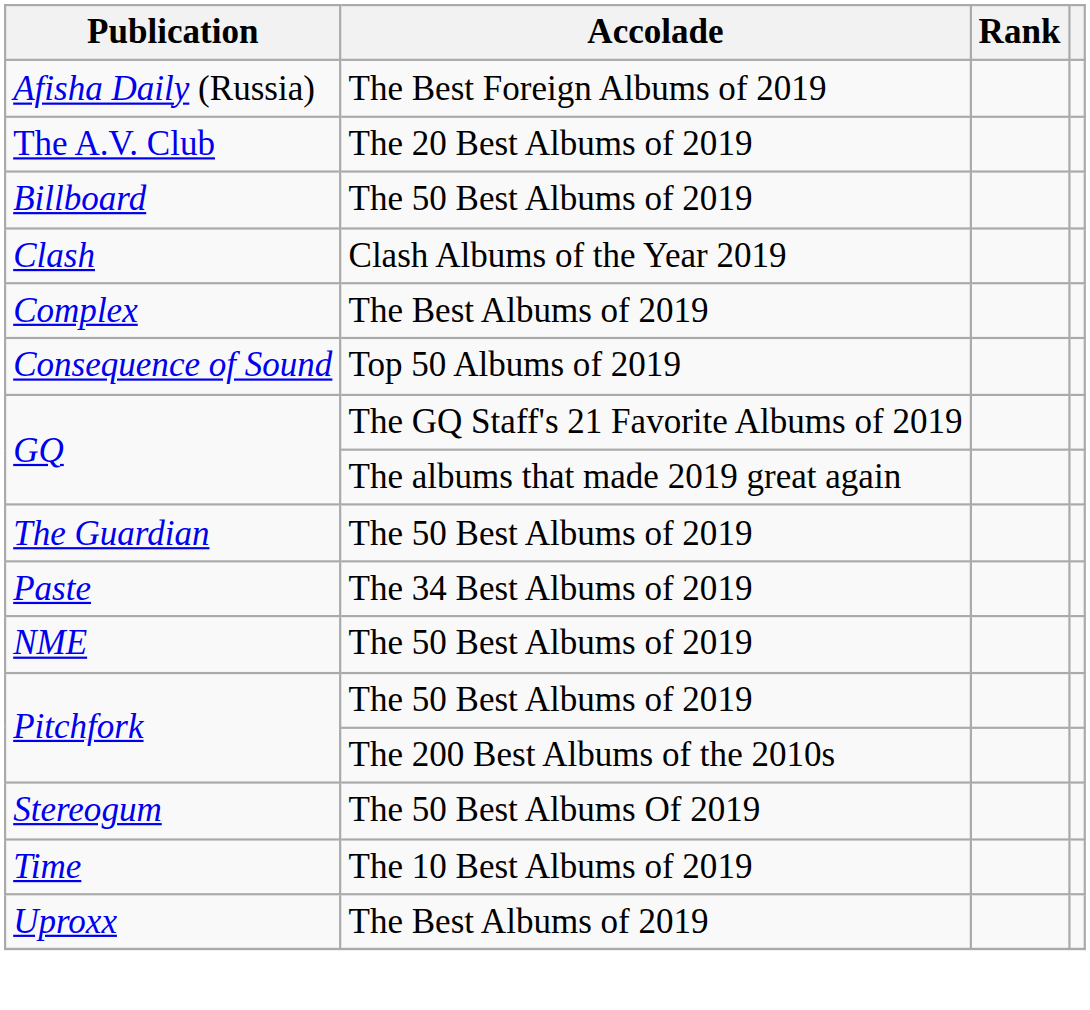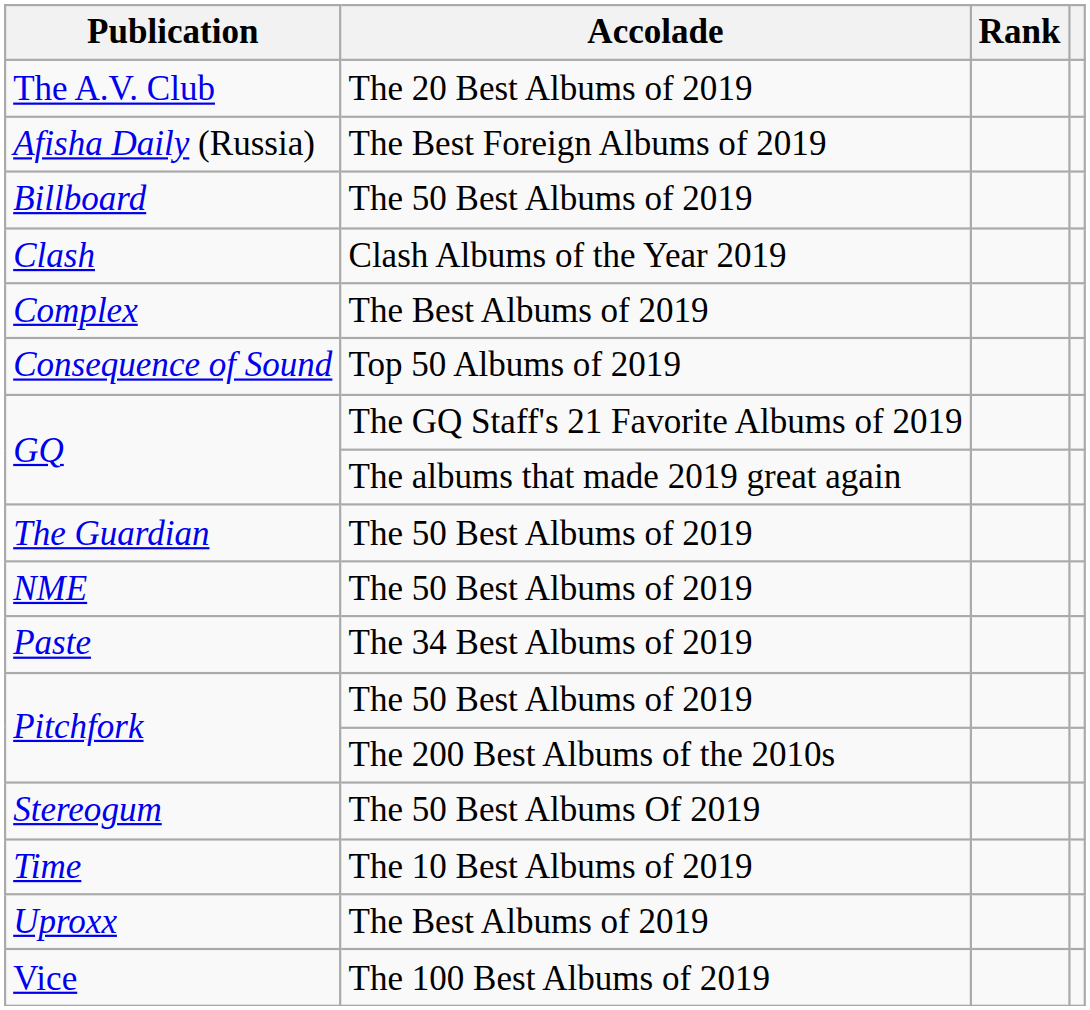rows swapped: (164, 87) <-> (114, 143)
rows swapped: (50, 643) <-> (52, 587)
+ row: (45, 976)
